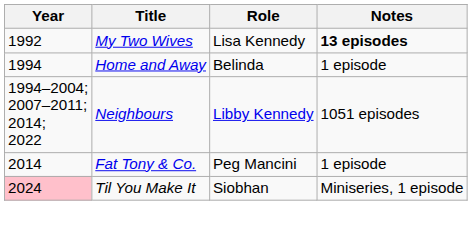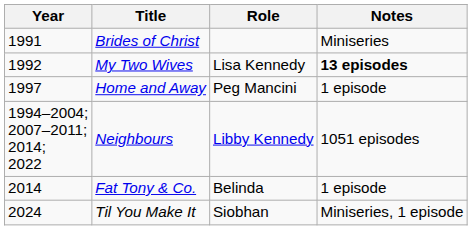+ row: (147, 40)
(25, 64) 1994 -> (25, 88) 1997
(238, 64) Belinda -> (255, 88) Peg Mancini
(255, 164) Peg Mancini -> (238, 188) Belinda
(25, 188) pink background -> (25, 212) no background
